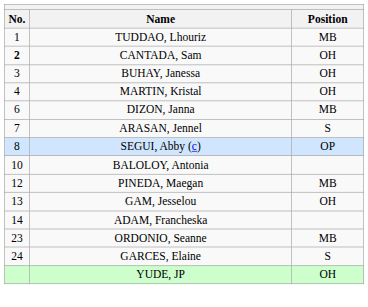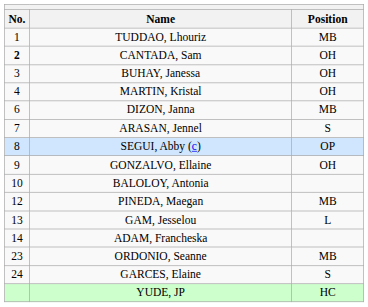+ row: (161, 165)
(328, 201) OH -> (328, 219) L
(328, 274) OH -> (328, 292) HC
